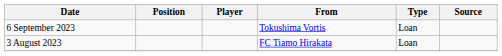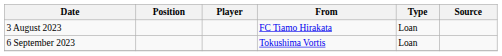rows swapped: (34, 43) <-> (41, 27)
